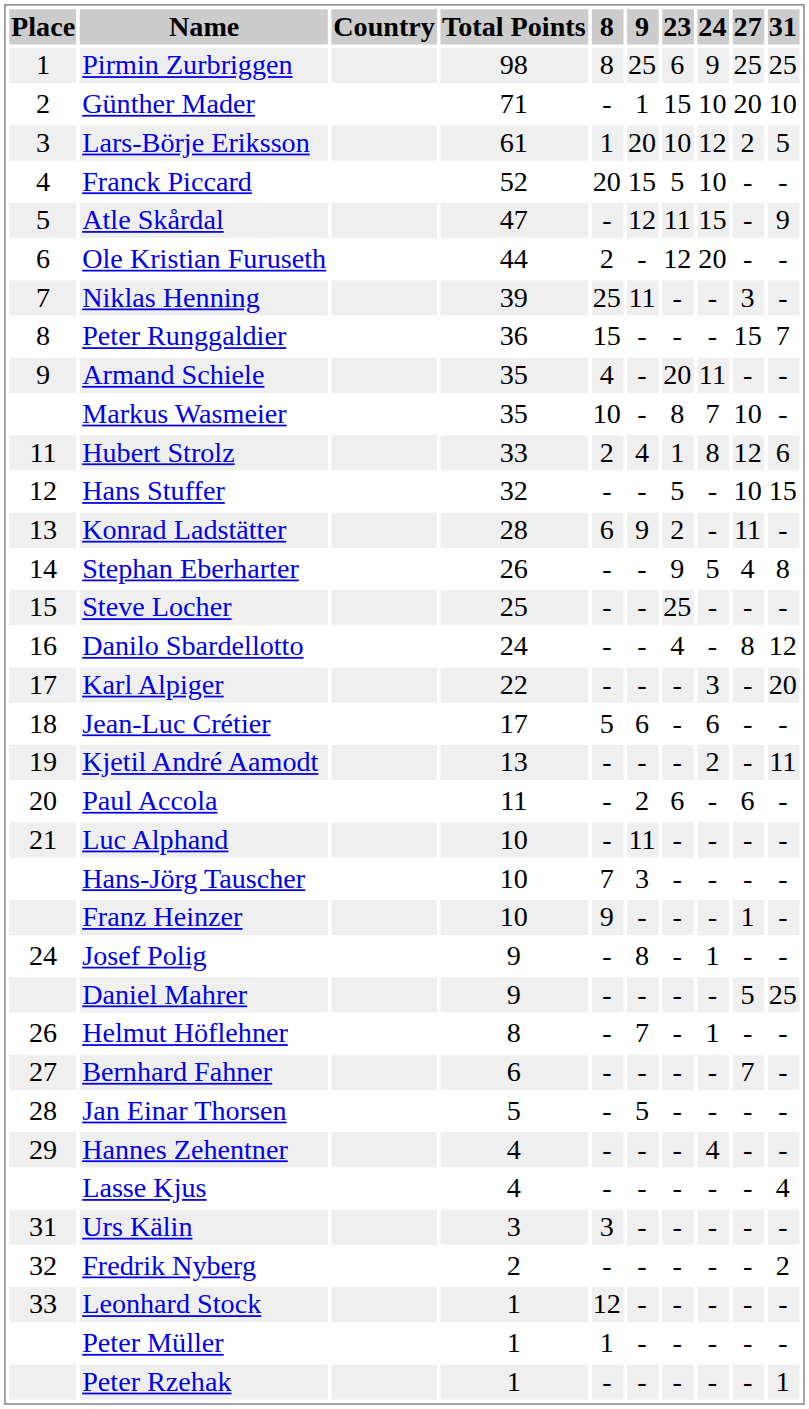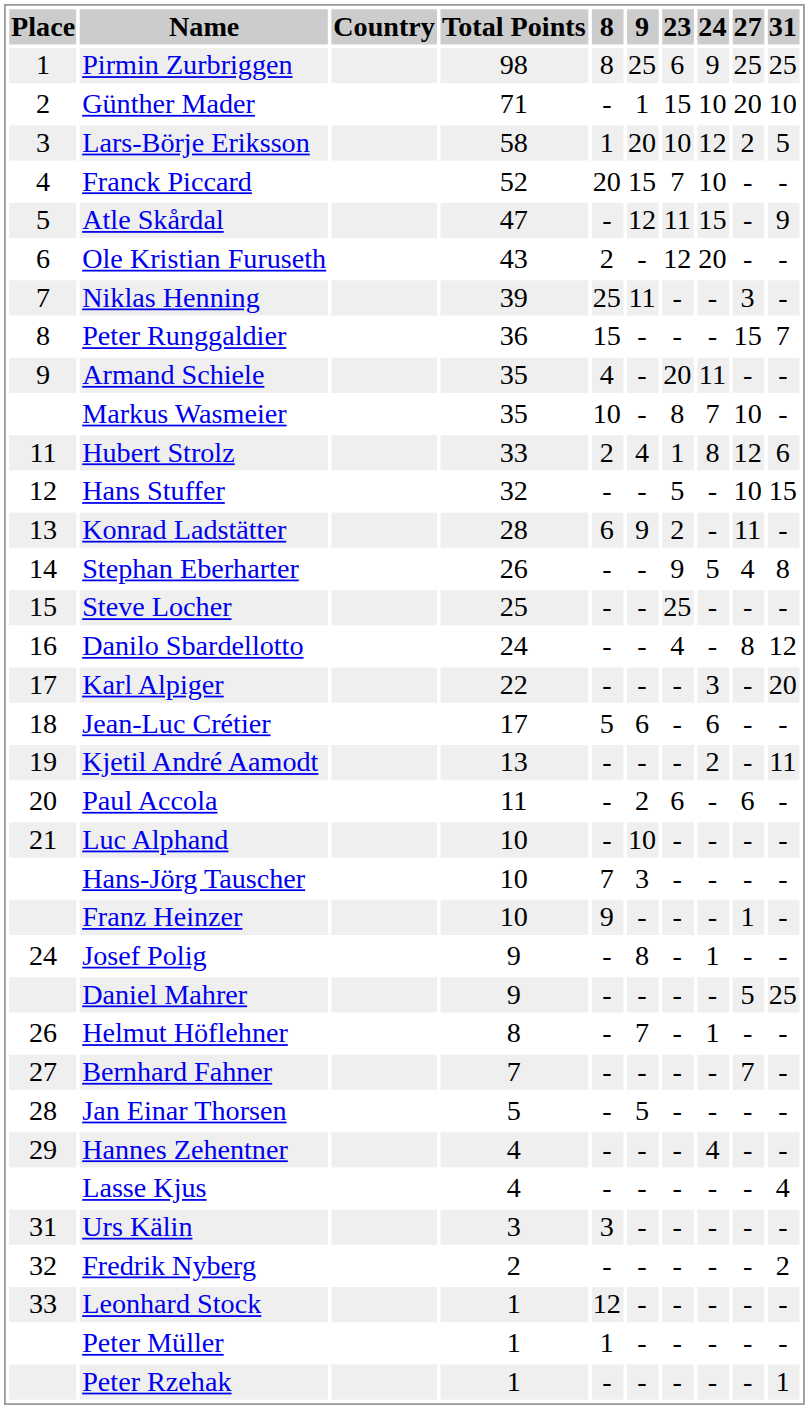(514, 142) 61 -> (514, 142) 58
(677, 181) 5 -> (677, 181) 7
(514, 258) 44 -> (514, 258) 43
(642, 839) 11 -> (642, 839) 10
(514, 1071) 6 -> (514, 1071) 7
